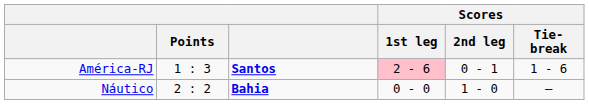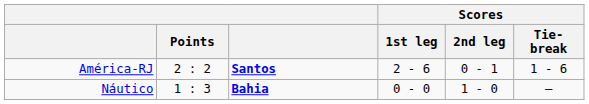(192, 69) 1 : 3 -> (192, 69) 2 : 2
(411, 69) pink background -> (411, 69) no background
(192, 89) 2 : 2 -> (192, 89) 1 : 3
